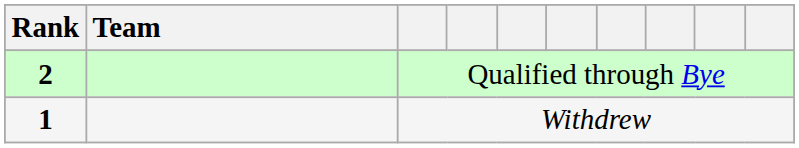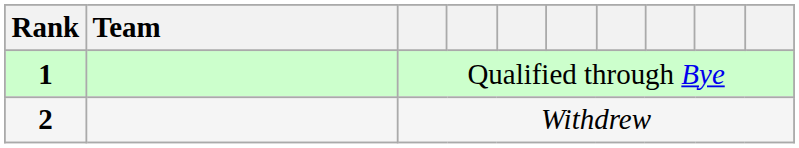(45, 73) 2 -> (45, 73) 1
(45, 119) 1 -> (45, 119) 2
